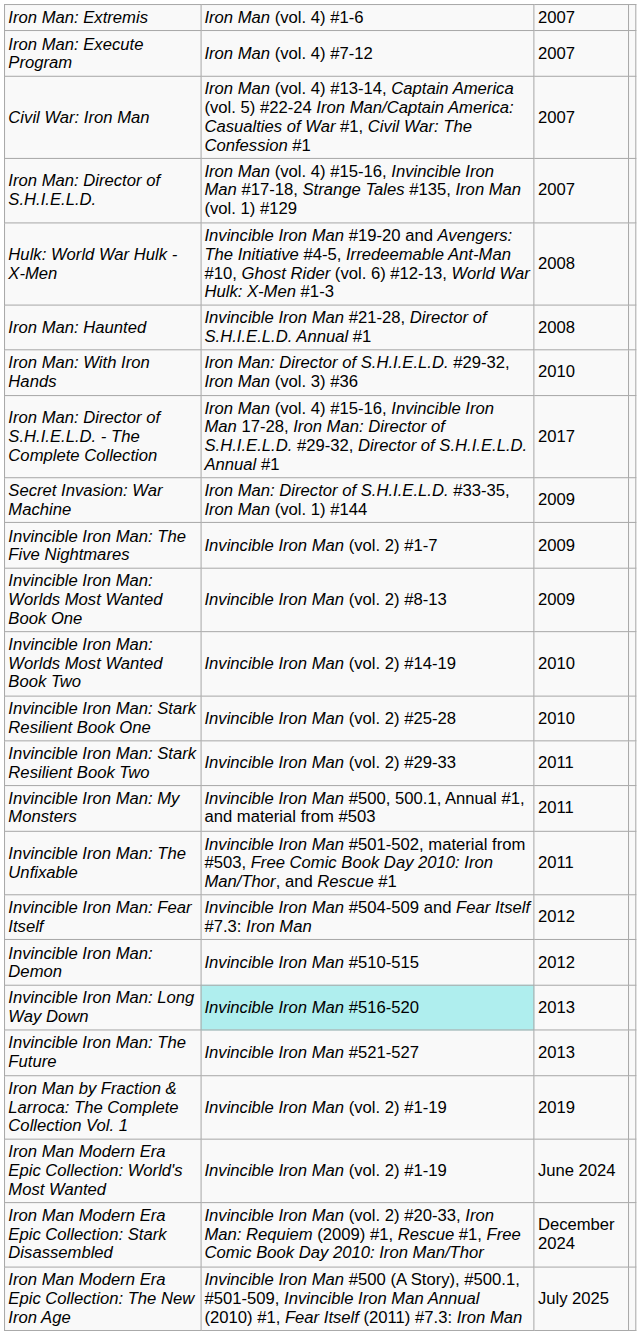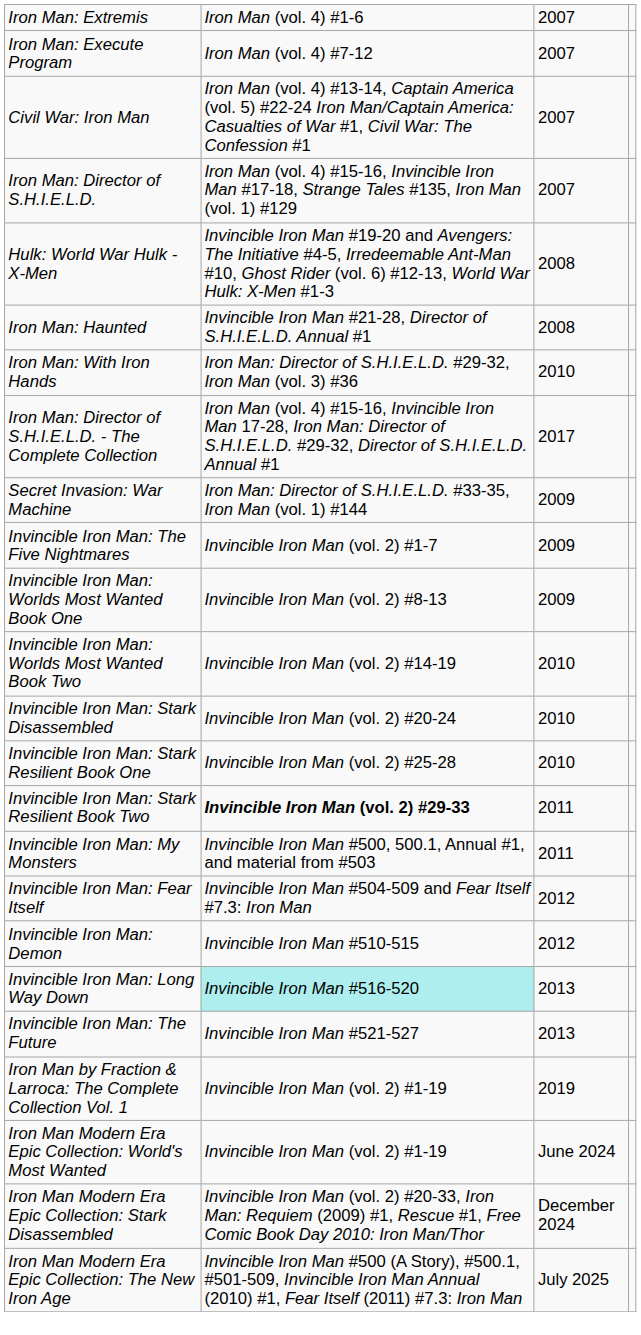+ row: (102, 718)
(330, 763) normal -> (337, 808) bold
- row: (97, 862)
